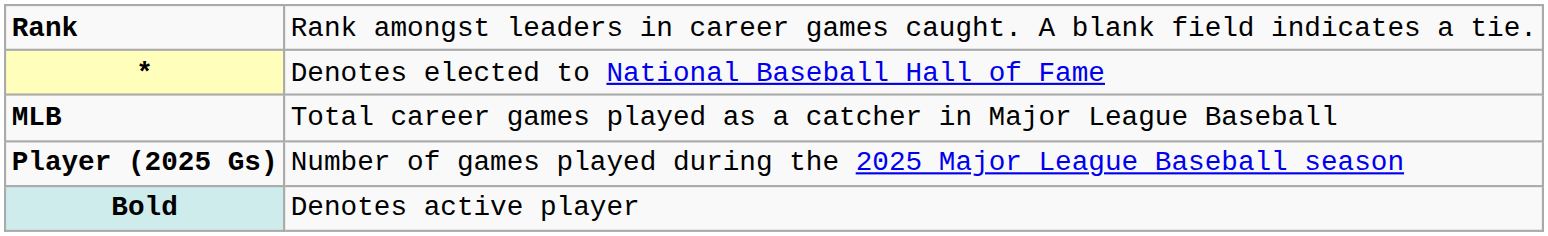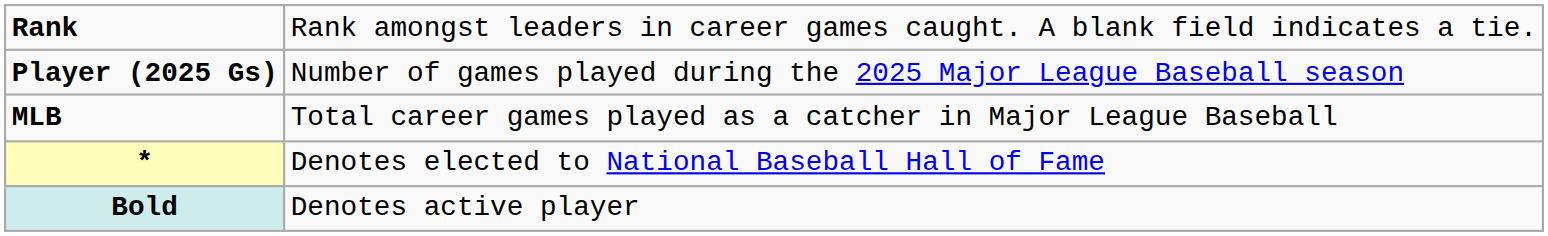rows swapped: (145, 163) <-> (145, 73)
